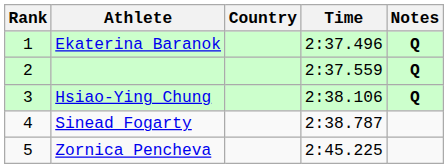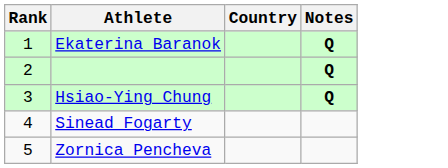- column: (344, 18)
